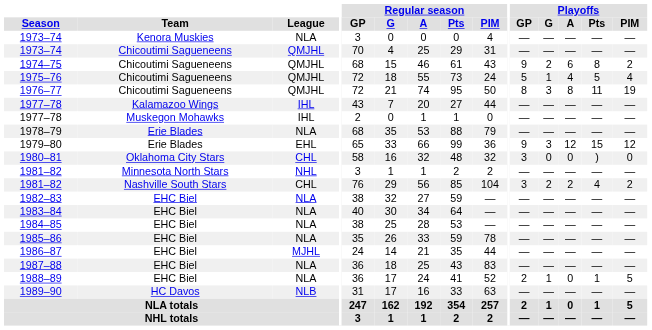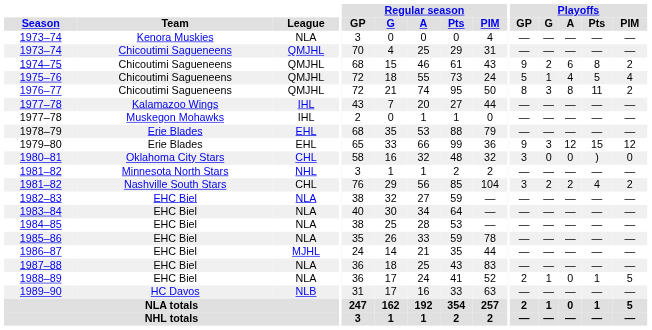(630, 91) 19 -> (630, 91) 2
(306, 131) NLA -> (306, 131) EHL
